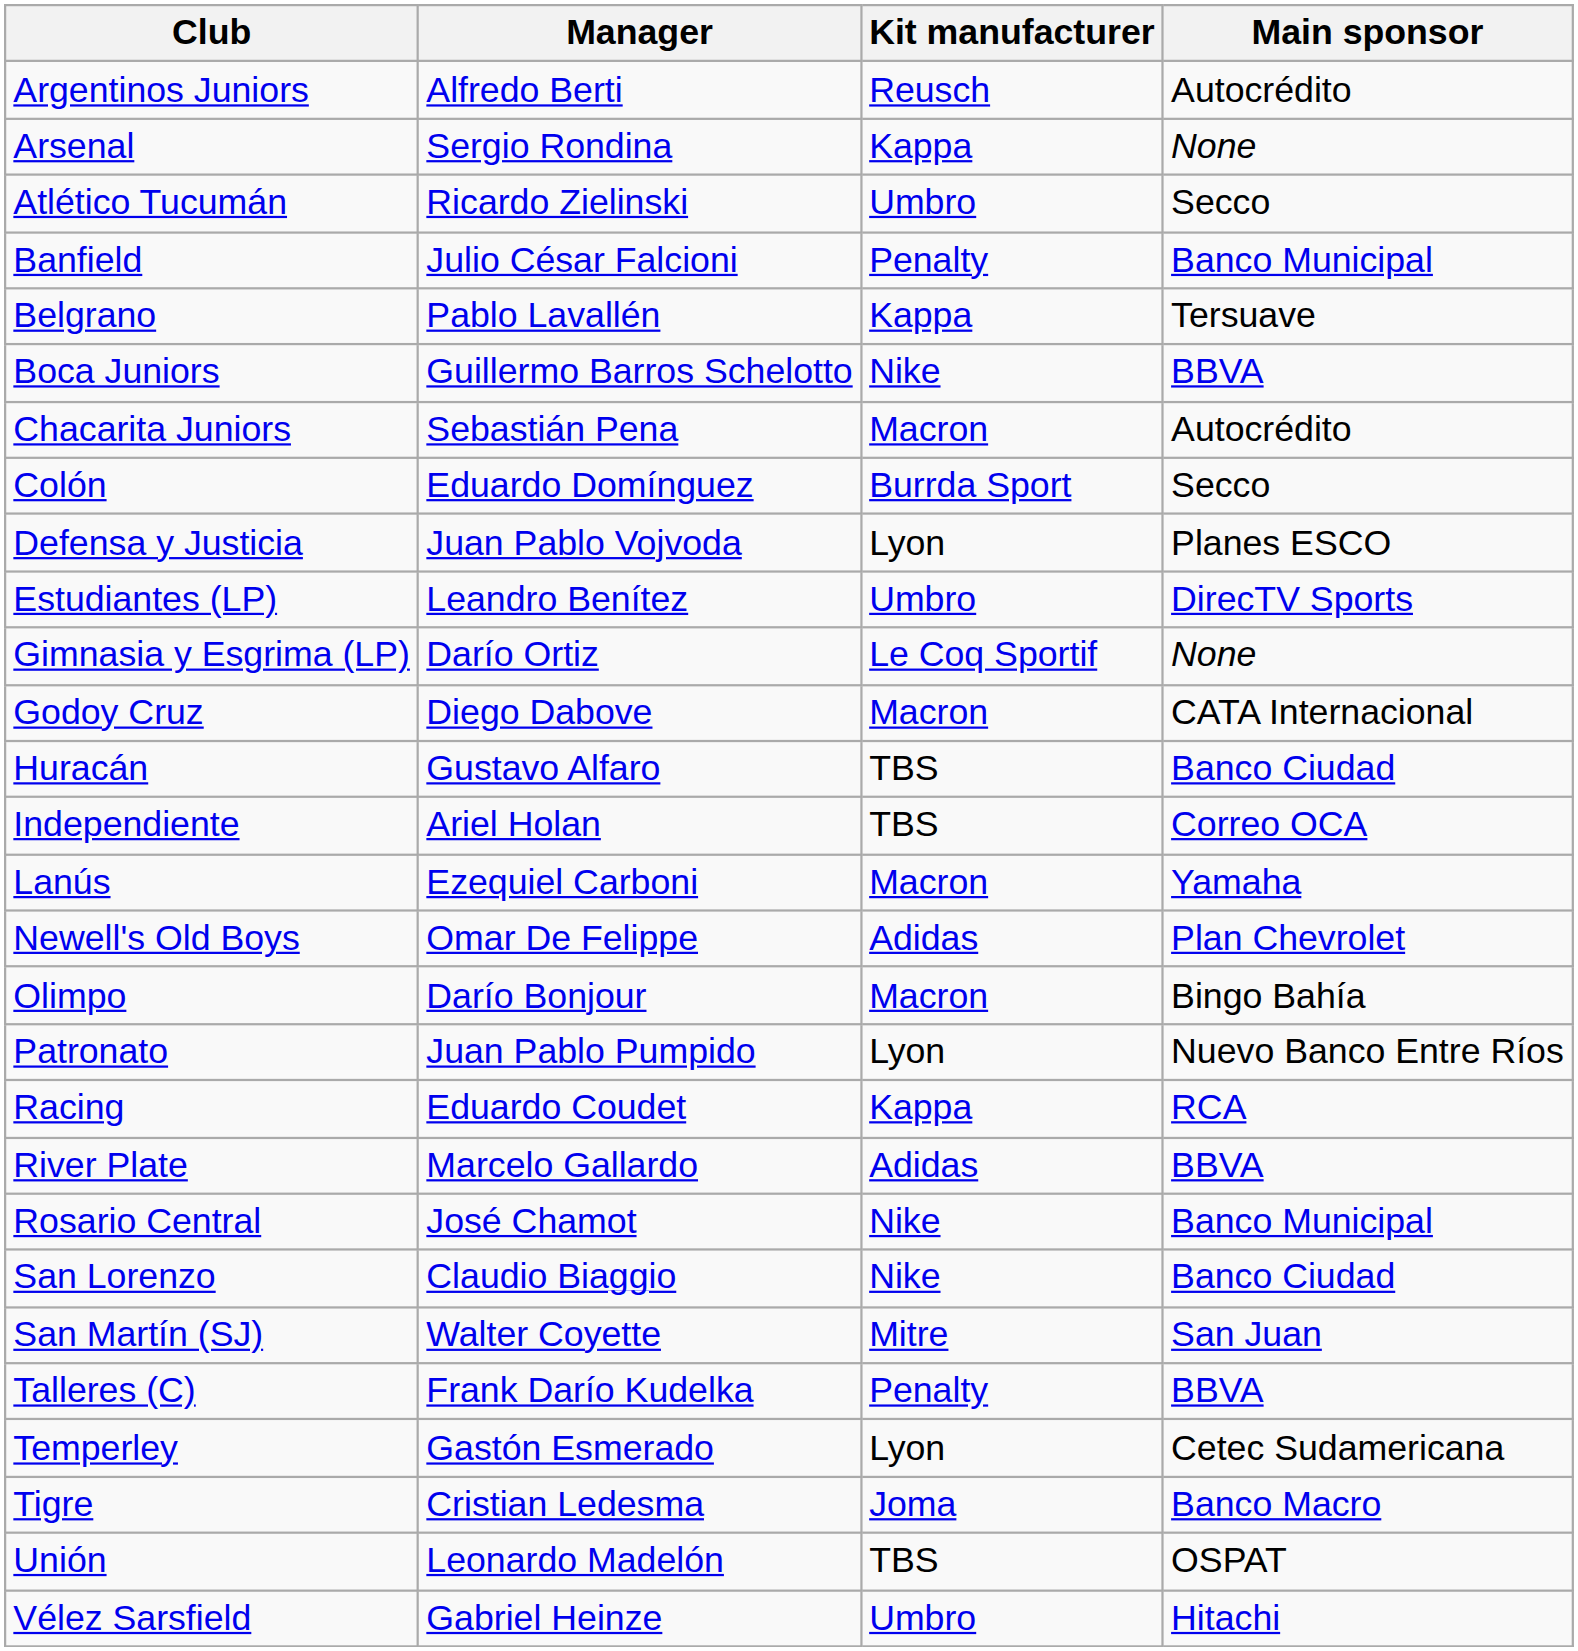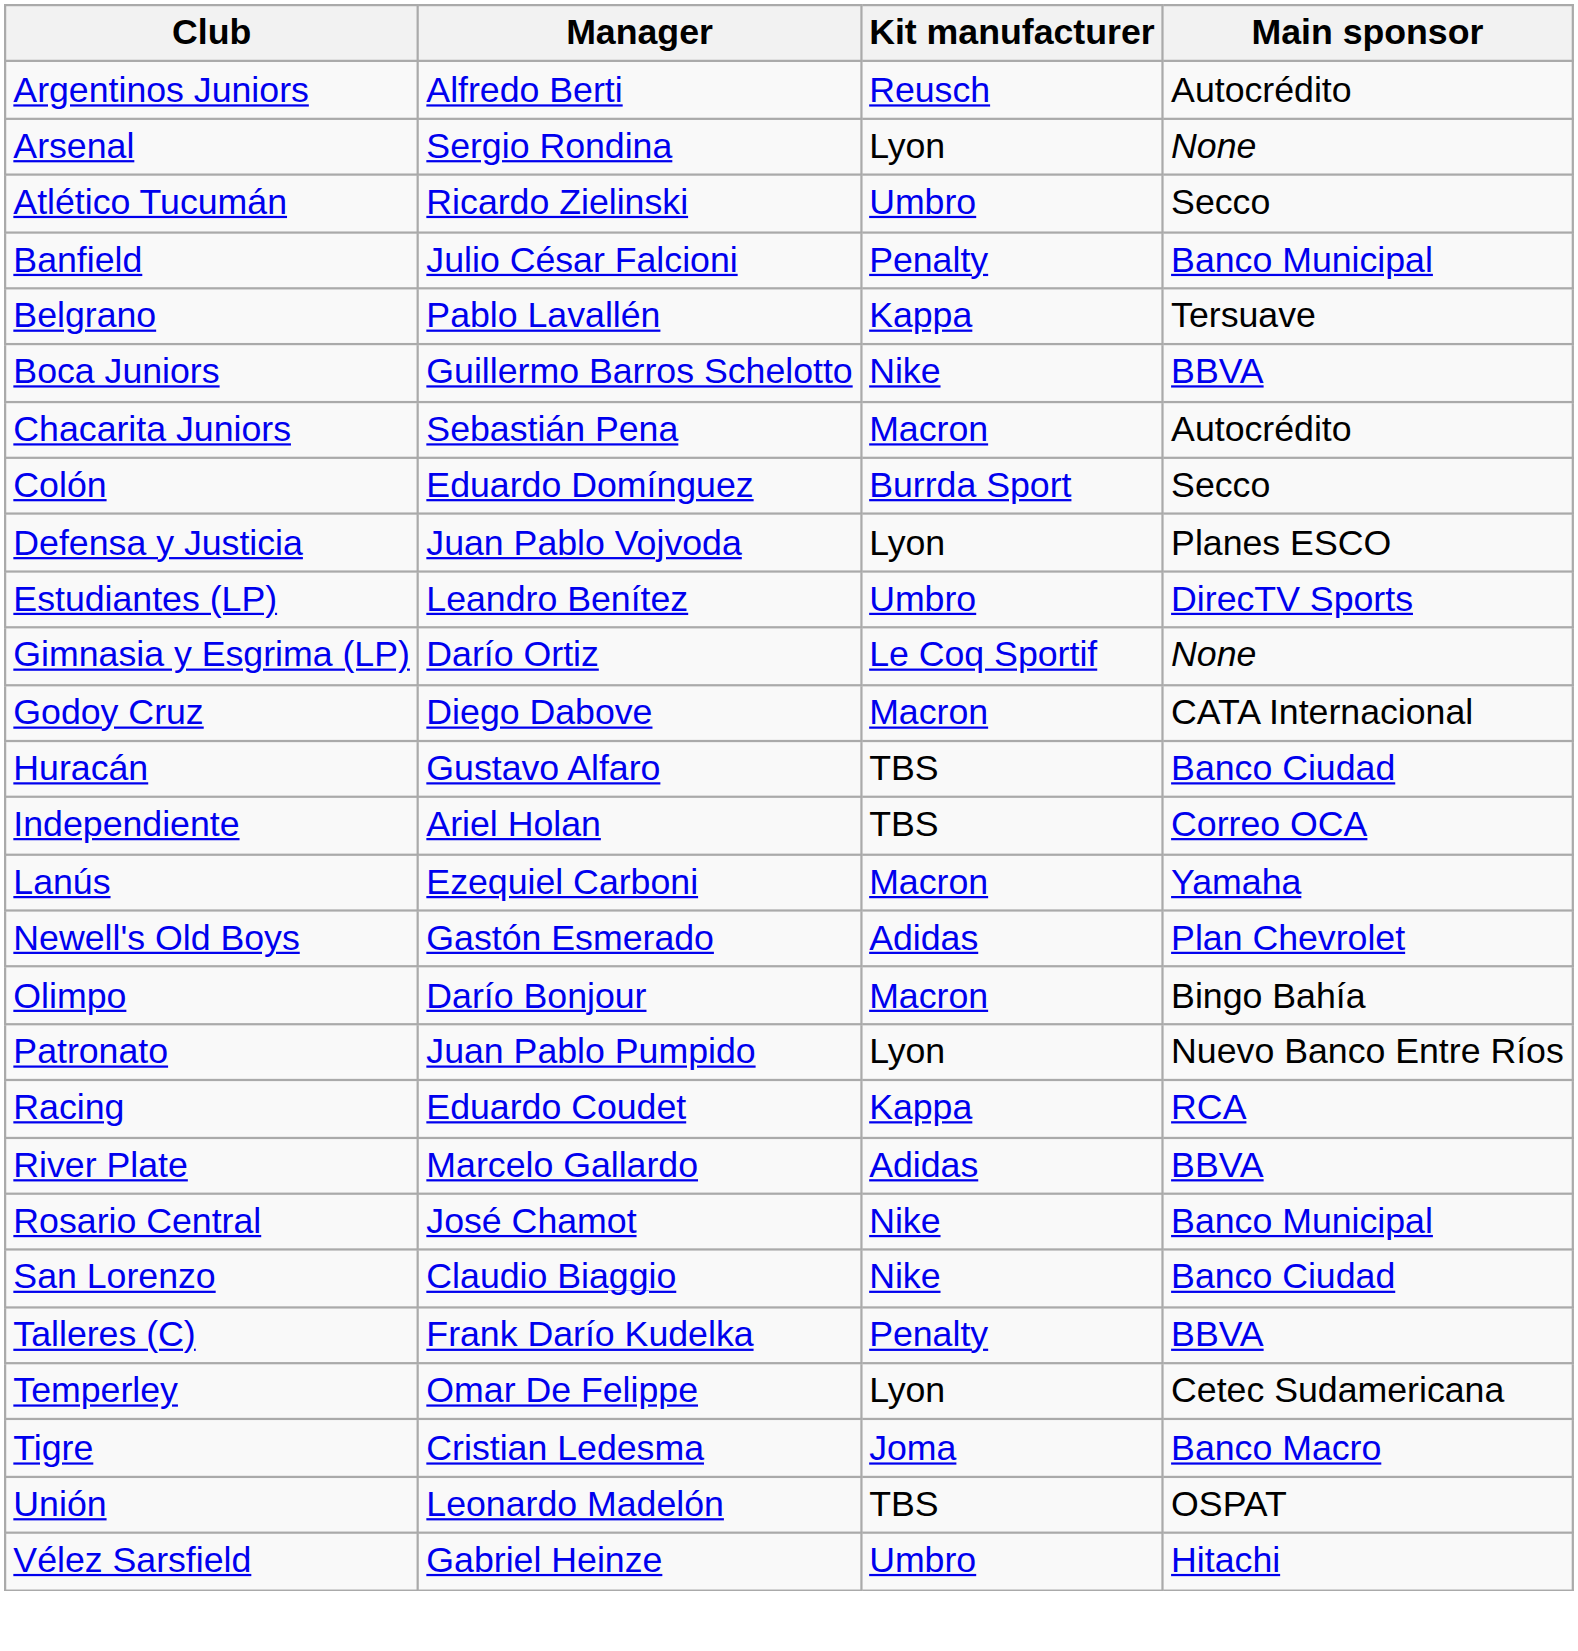(921, 145) Kappa -> (907, 145) Lyon
(562, 938) Omar De Felippe -> (570, 938) Gastón Esmerado
- row: (138, 1334)
(570, 1447) Gastón Esmerado -> (562, 1390) Omar De Felippe
